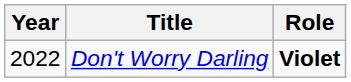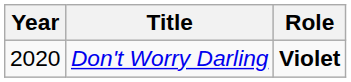(35, 58) 2022 -> (35, 58) 2020
